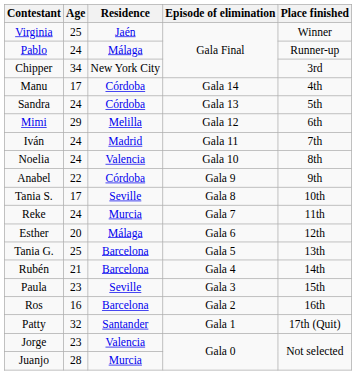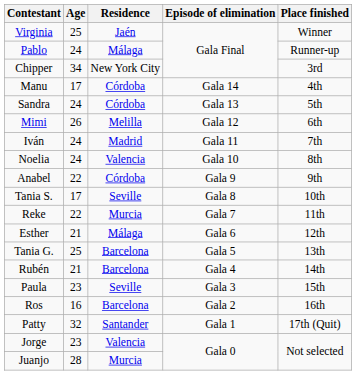(76, 123) 29 -> (76, 123) 26
(76, 214) 24 -> (76, 214) 22
(76, 232) 20 -> (76, 232) 21
